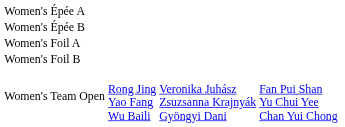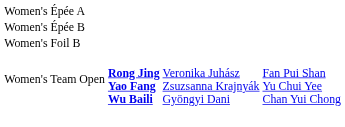- row: (42, 43)
(132, 102) normal -> (134, 86) bold
